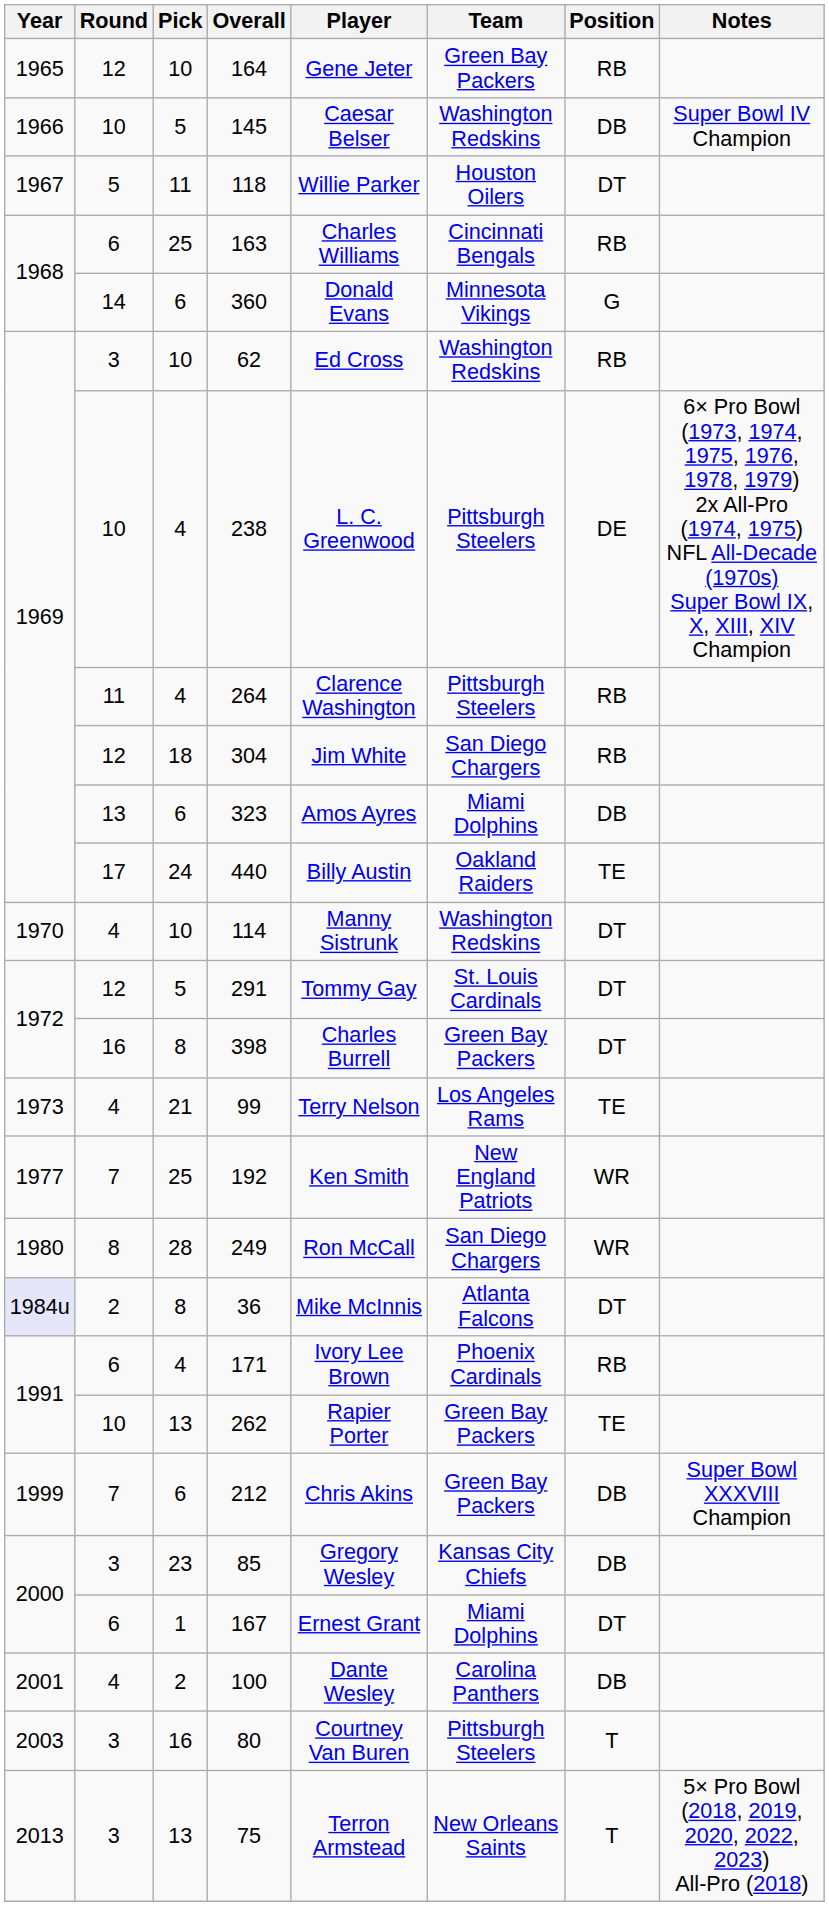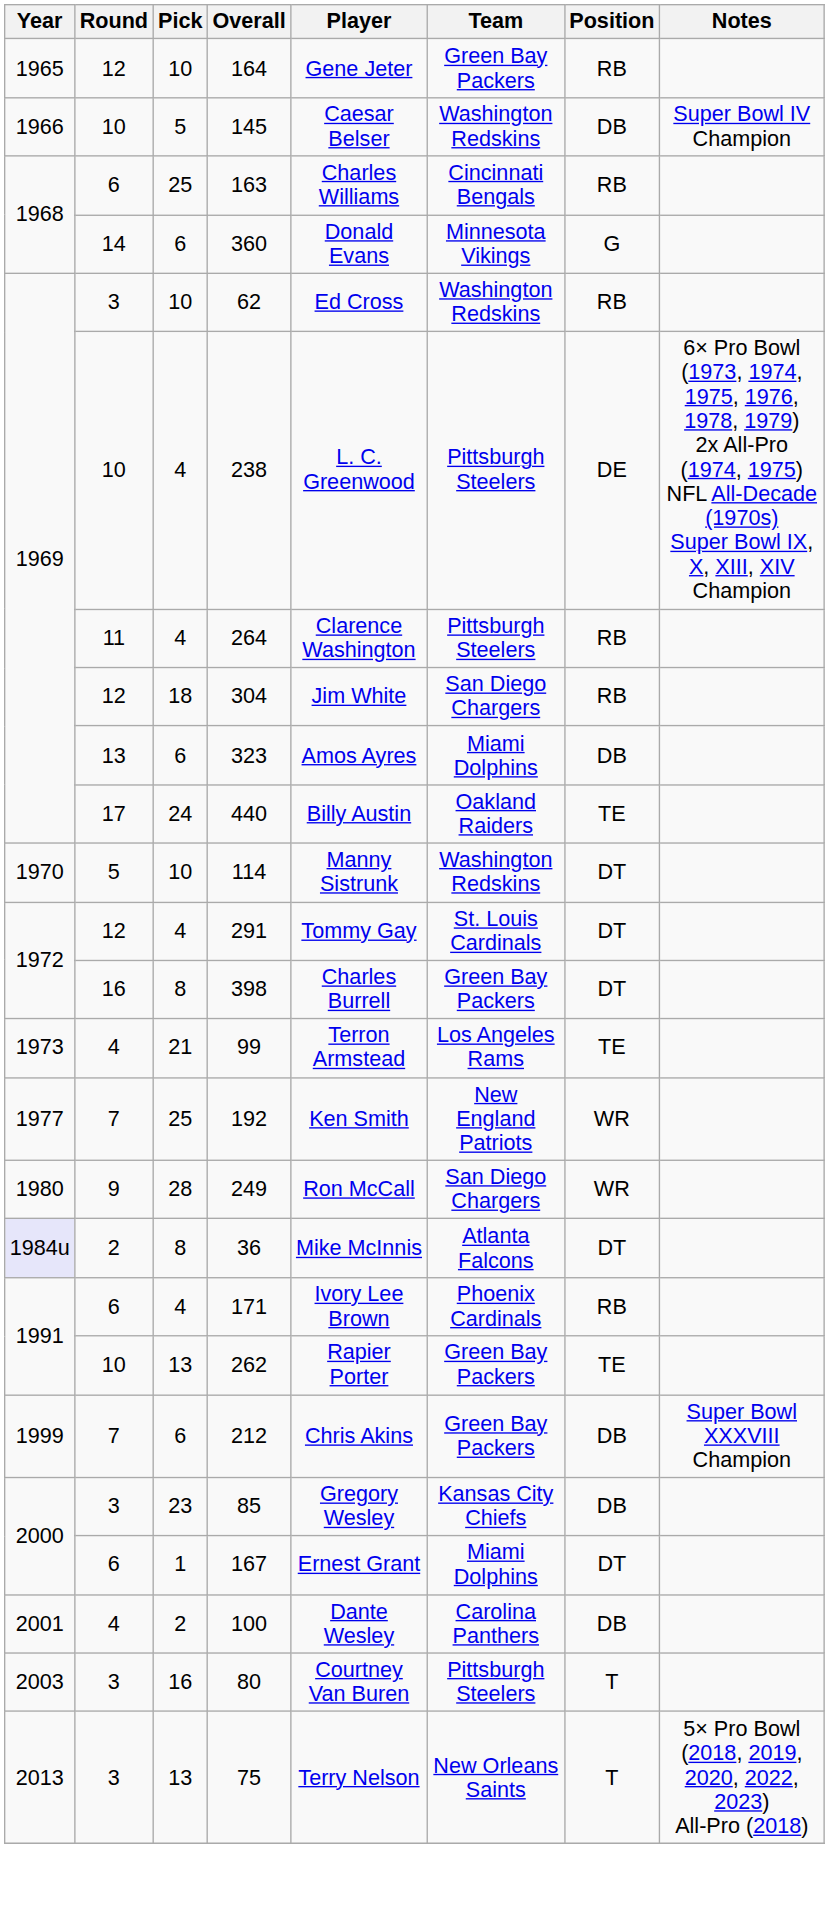- row: (249, 185)
(114, 930) 4 -> (114, 872) 5
(180, 989) 5 -> (180, 930) 4
(359, 1106) Terry Nelson -> (359, 1047) Terron Armstead
(114, 1247) 8 -> (114, 1189) 9
(359, 1835) Terron Armstead -> (359, 1777) Terry Nelson
